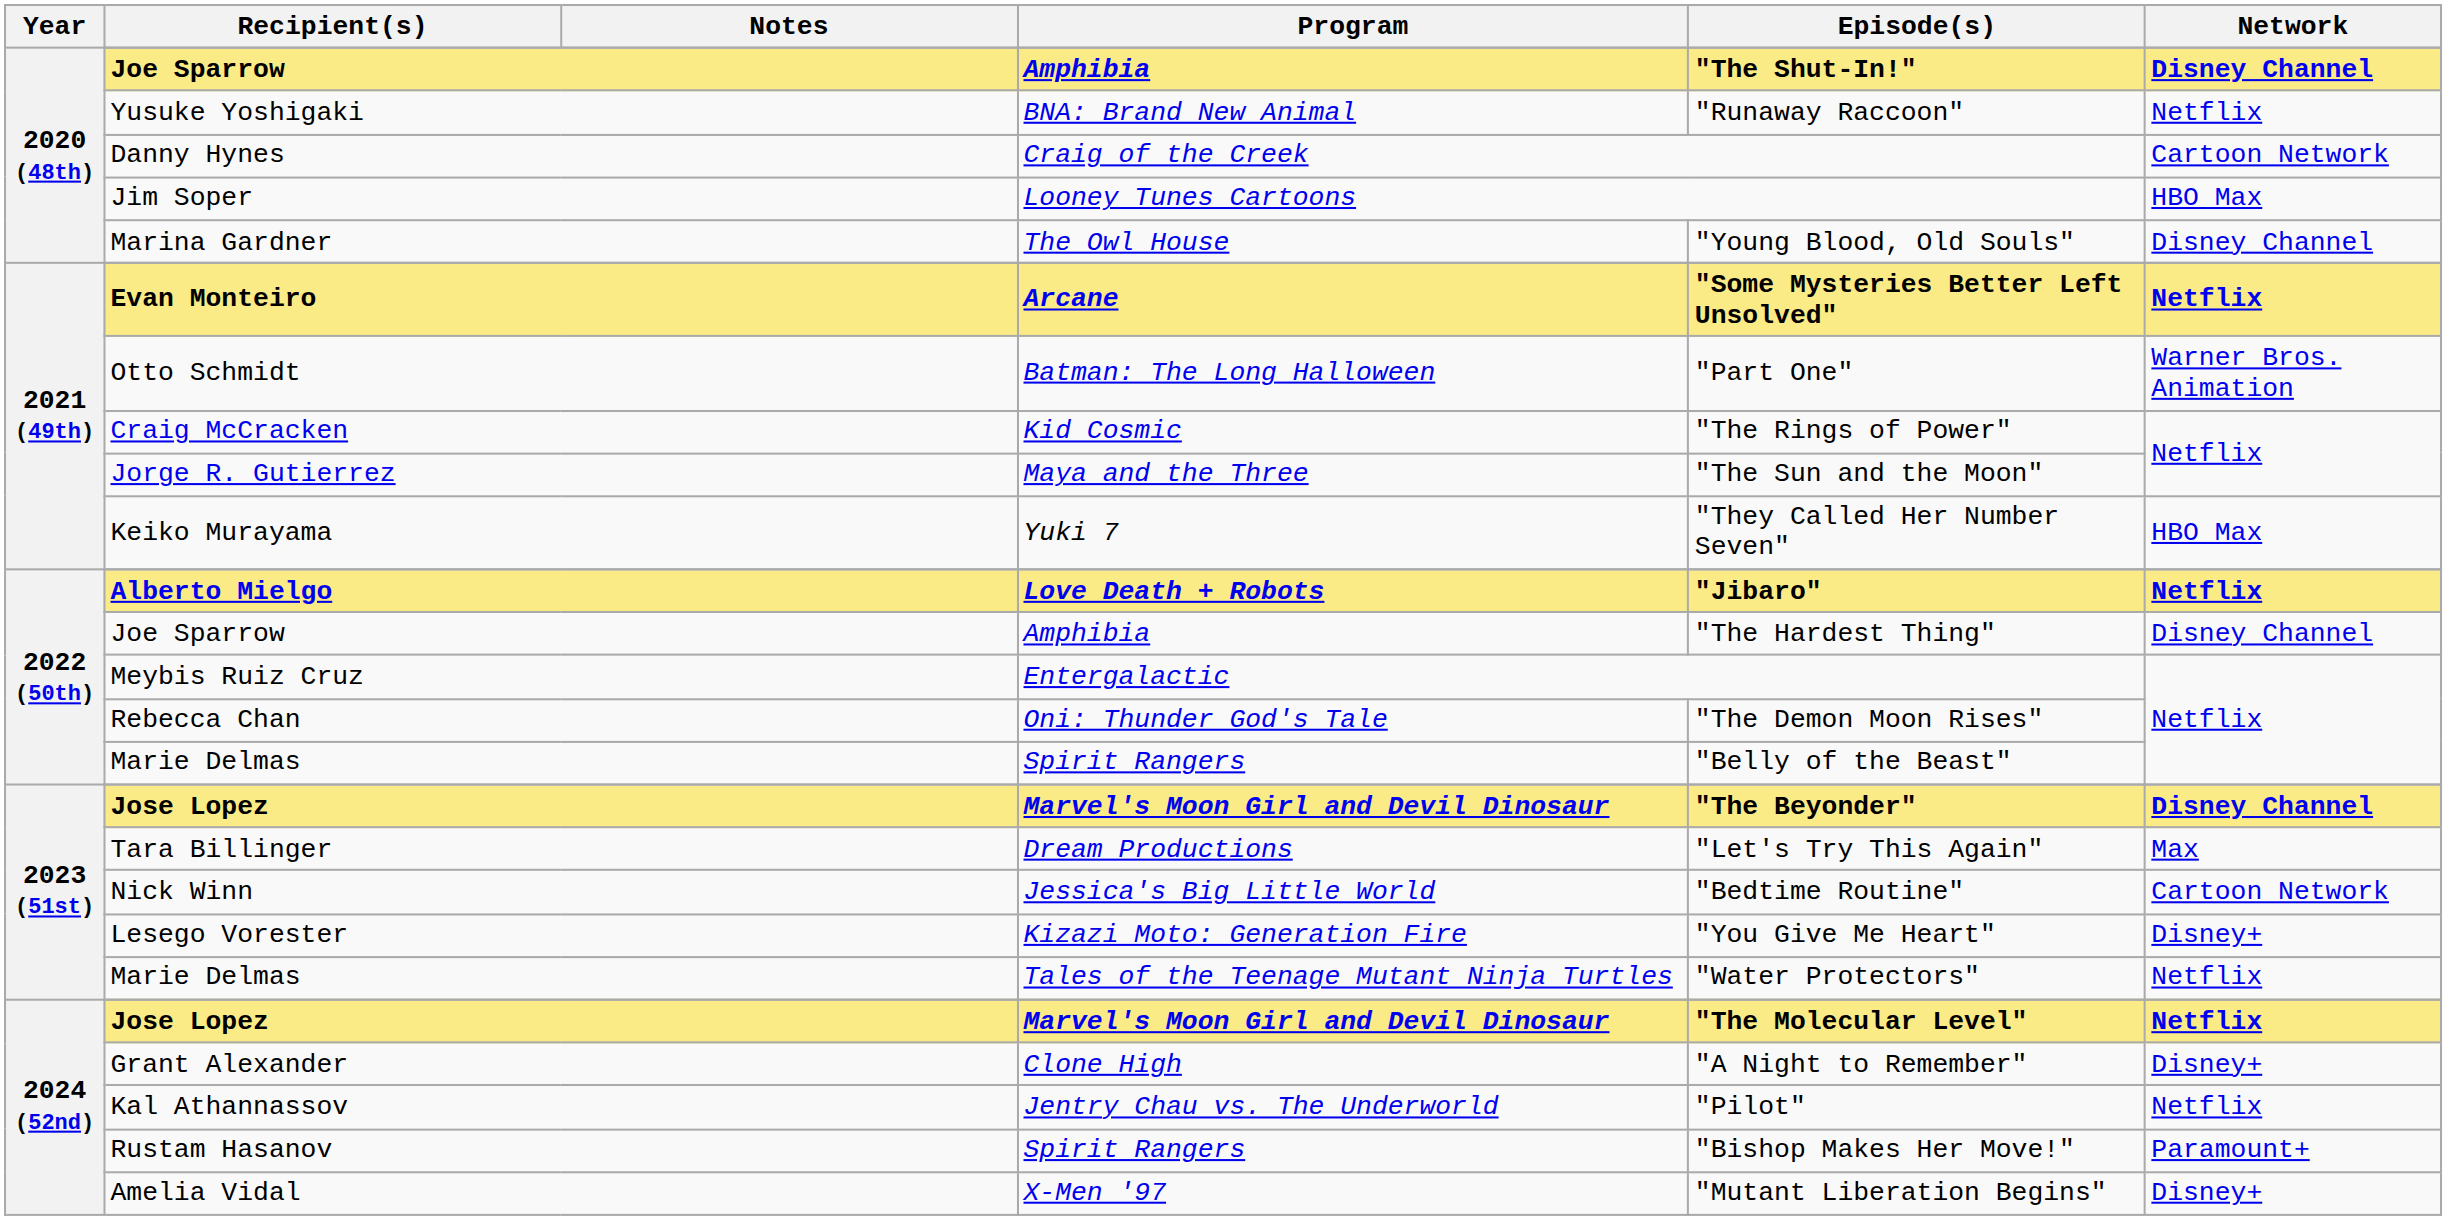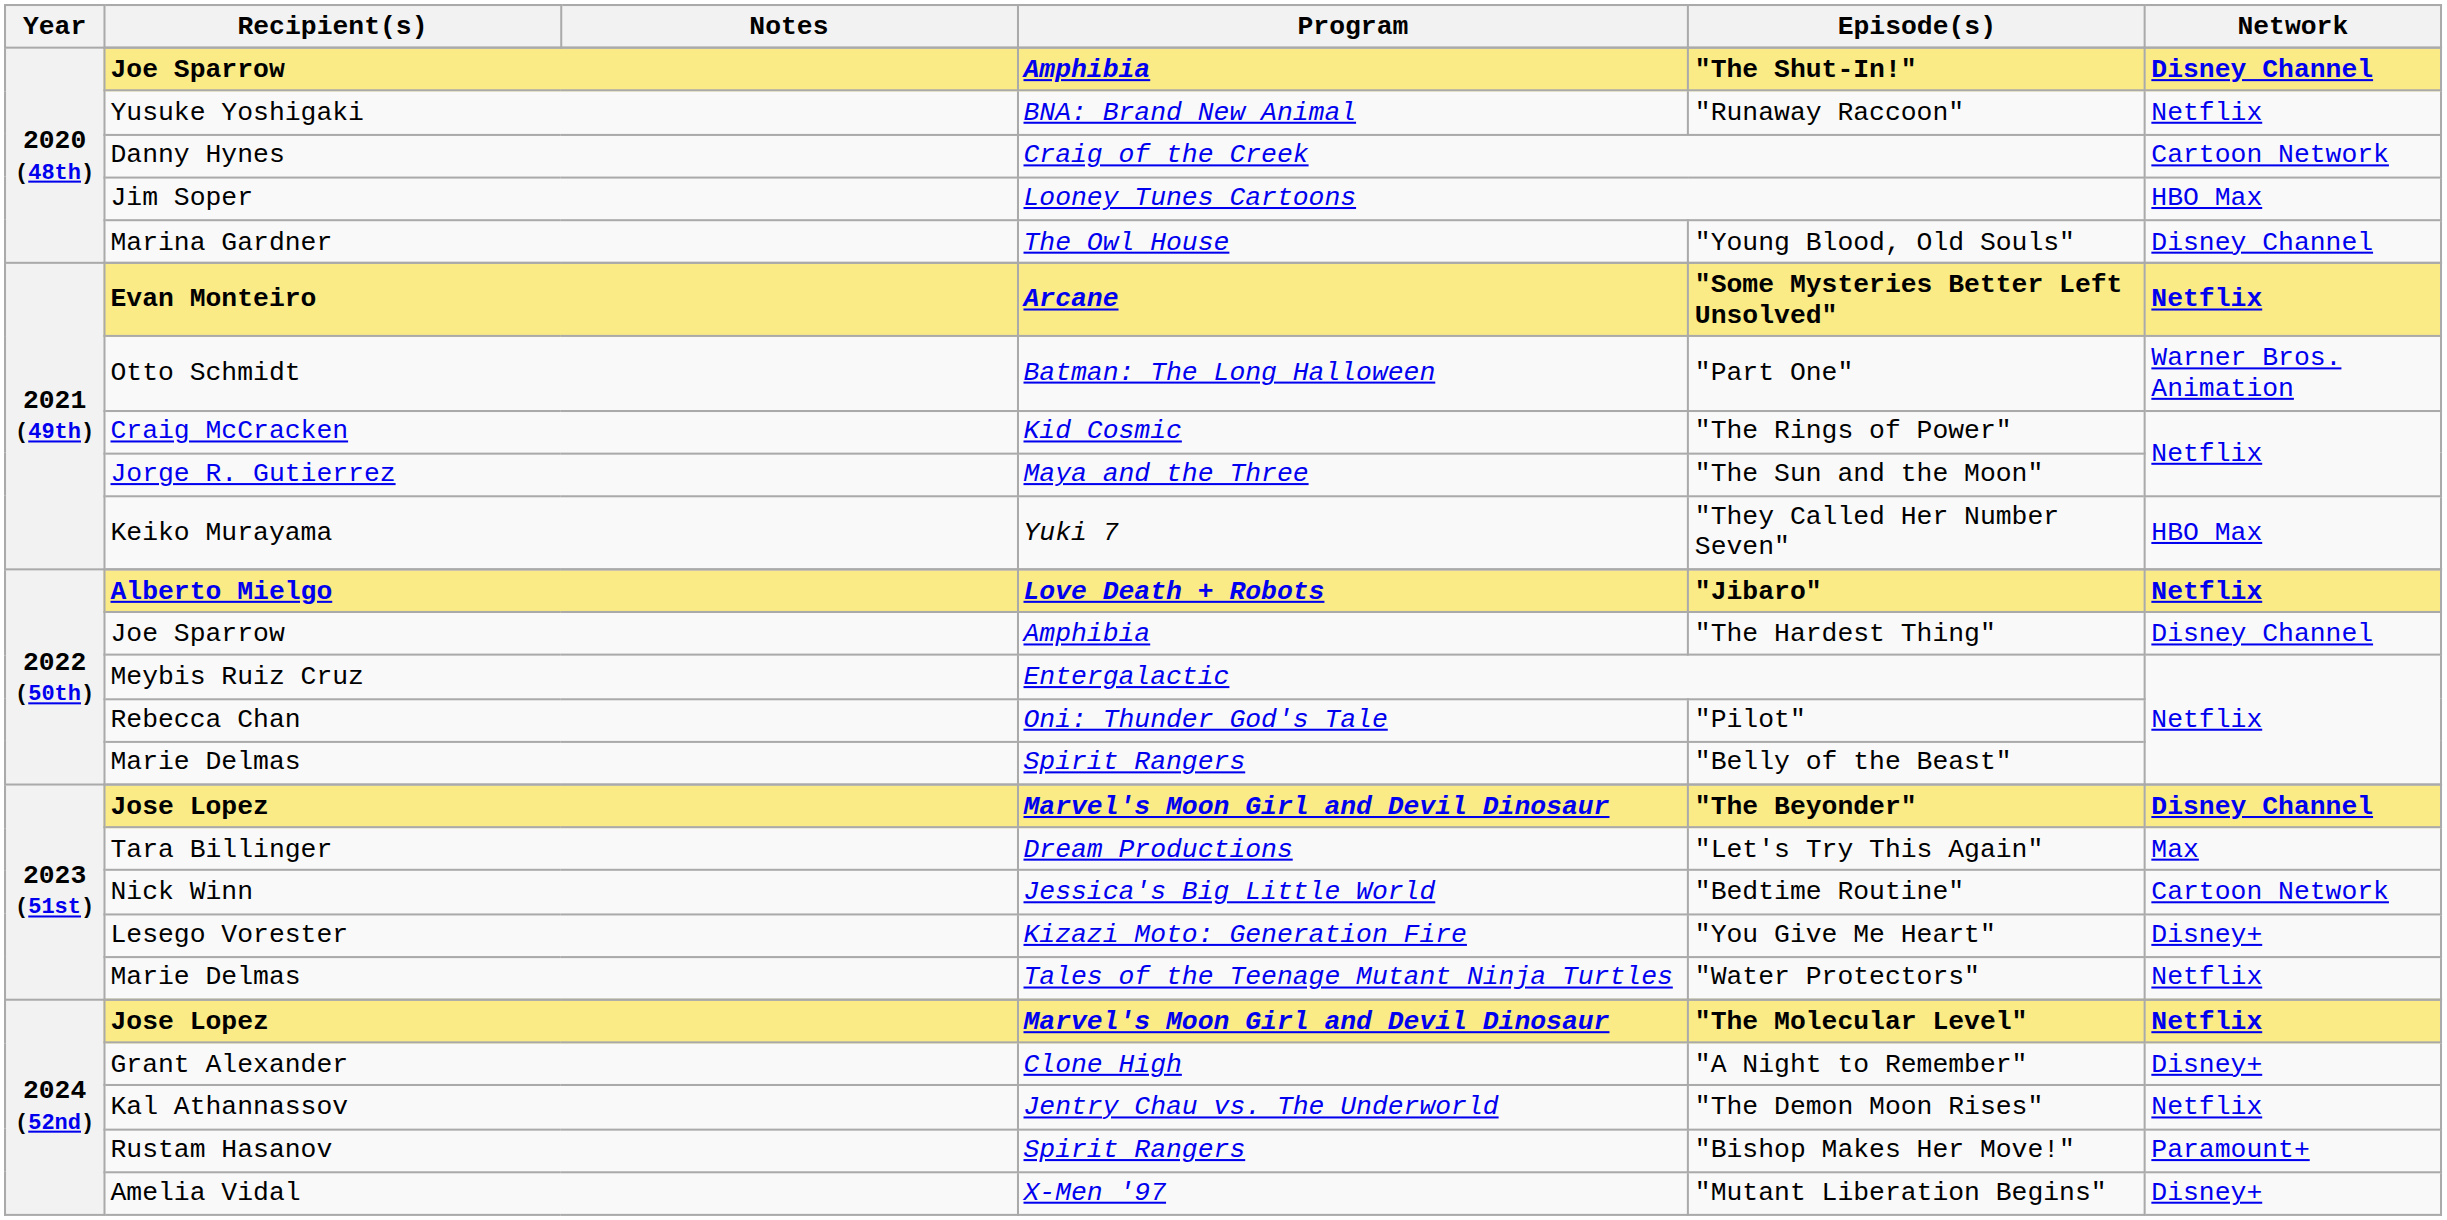(1869, 720) "The Demon Moon Rises" -> (1750, 720) "Pilot"
(1750, 1107) "Pilot" -> (1869, 1107) "The Demon Moon Rises"
